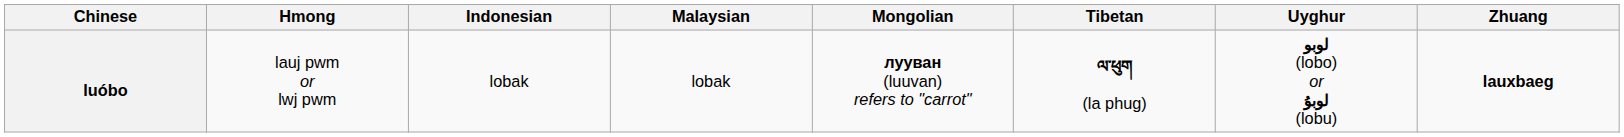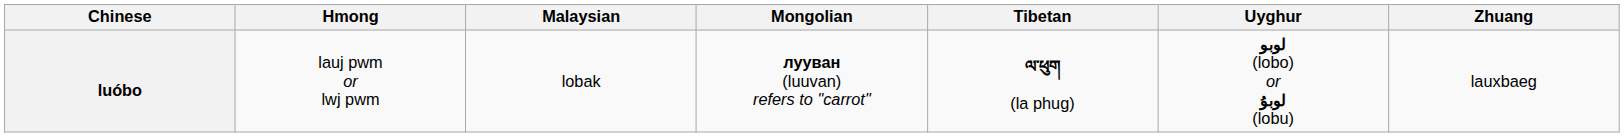- column: (509, 17)
(1518, 81) bold -> (1504, 81) normal
